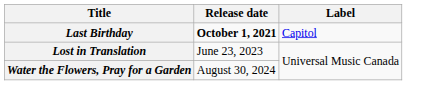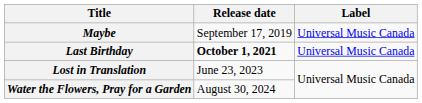+ row: (99, 32)
(299, 32) Capitol -> (356, 51) Universal Music Canada
